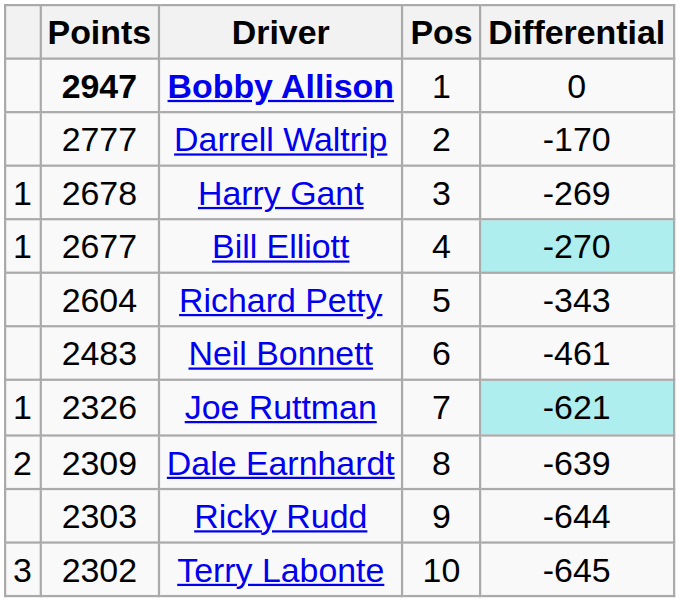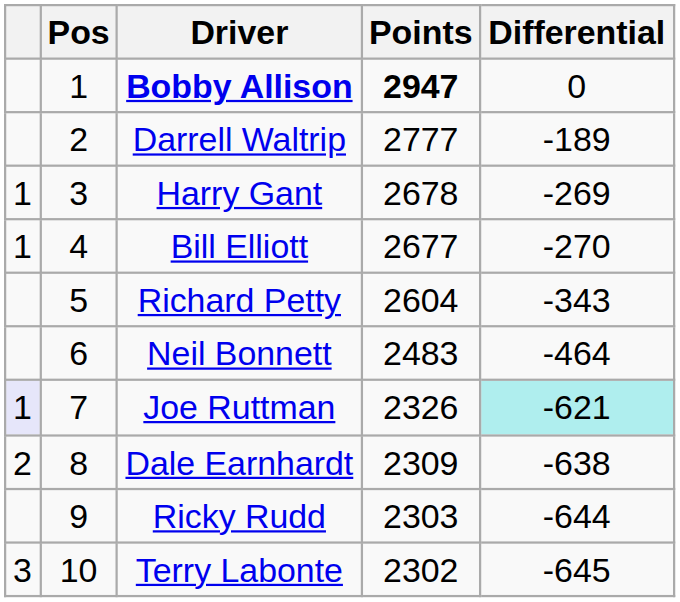columns swapped: (441, 32) <-> (99, 32)
(577, 139) -170 -> (577, 139) -189
(577, 247) paleturquoise background -> (577, 247) no background
(577, 354) -461 -> (577, 354) -464
(22, 408) no background -> (22, 408) lavender background
(577, 461) -639 -> (577, 461) -638
